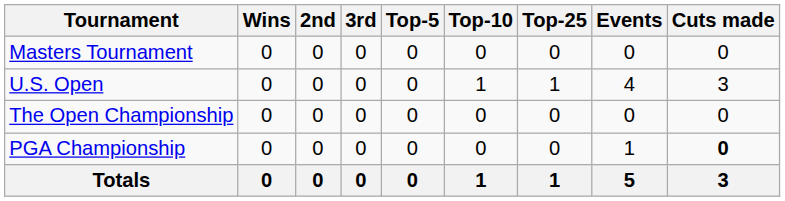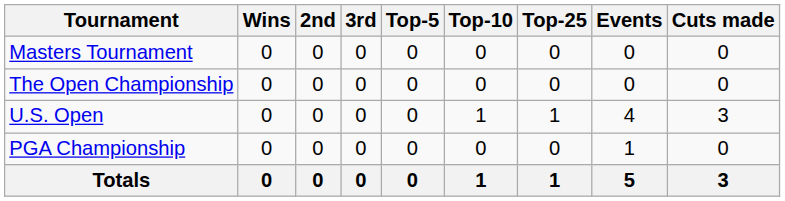rows swapped: (56, 84) <-> (121, 116)
(723, 148) bold -> (723, 148) normal
